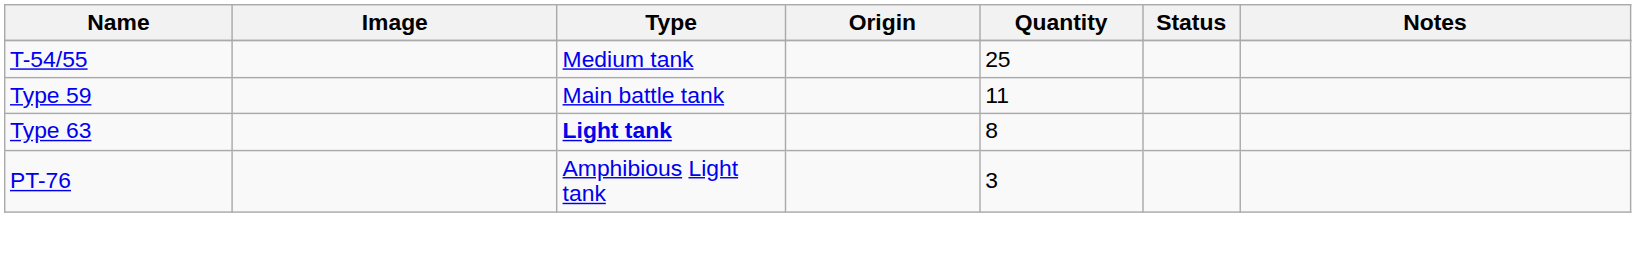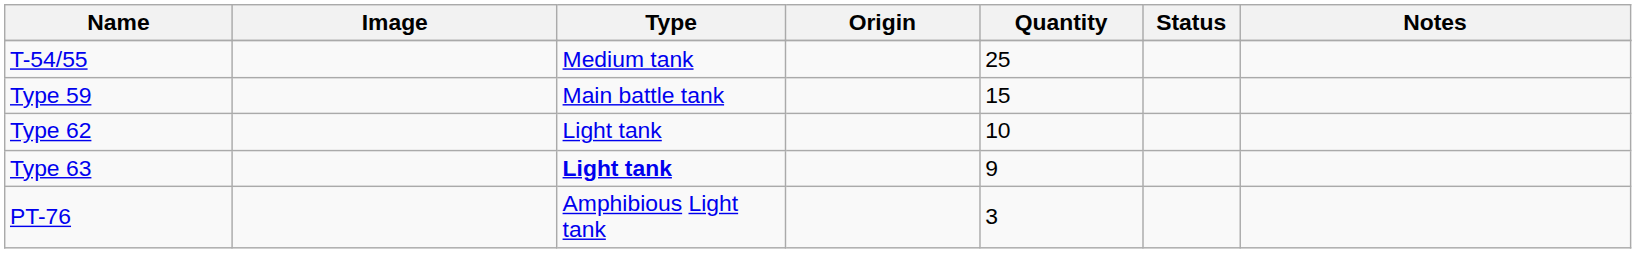(997, 95) 11 -> (998, 95) 15
+ row: (51, 131)
(992, 131) 8 -> (992, 167) 9
